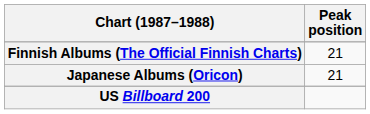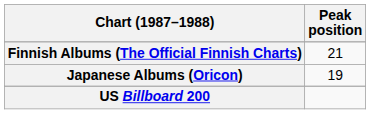(335, 75) 21 -> (335, 75) 19
